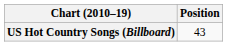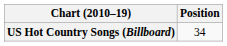(200, 31) 43 -> (200, 31) 34
